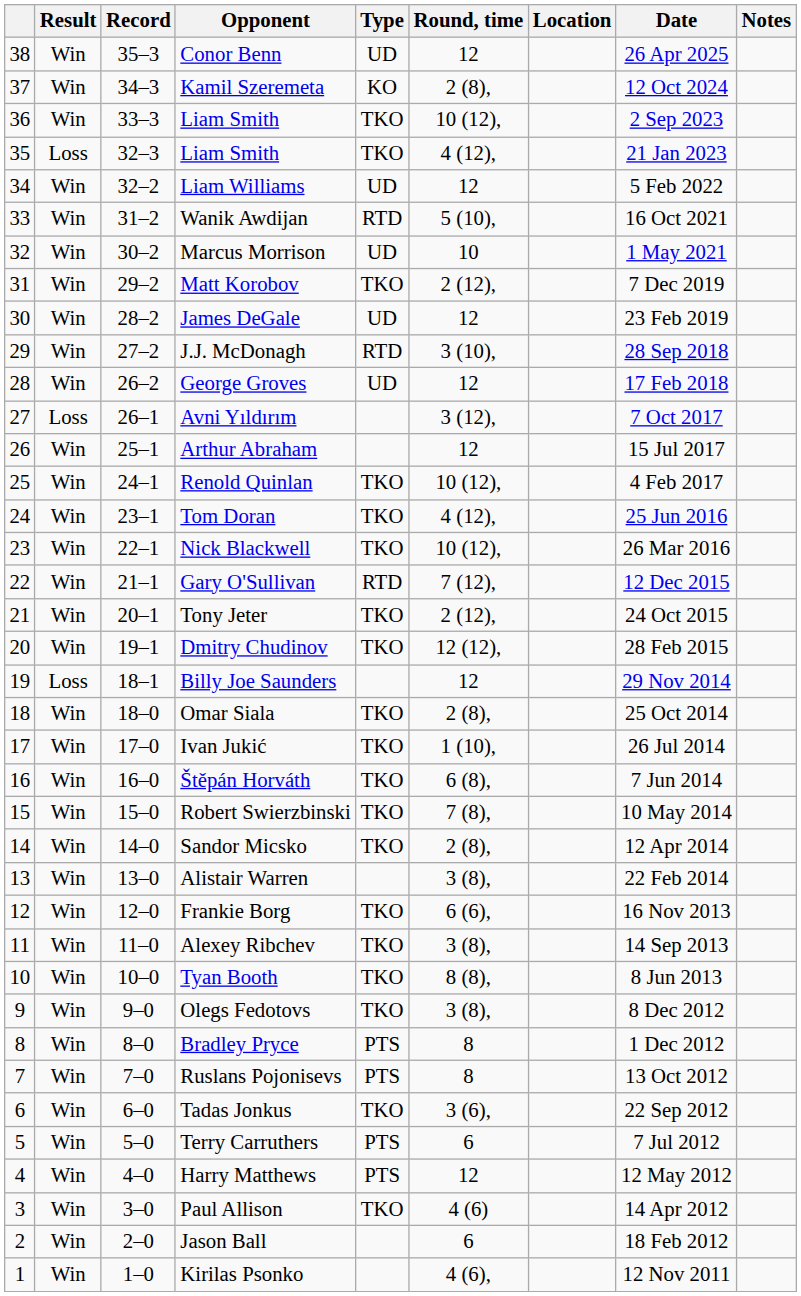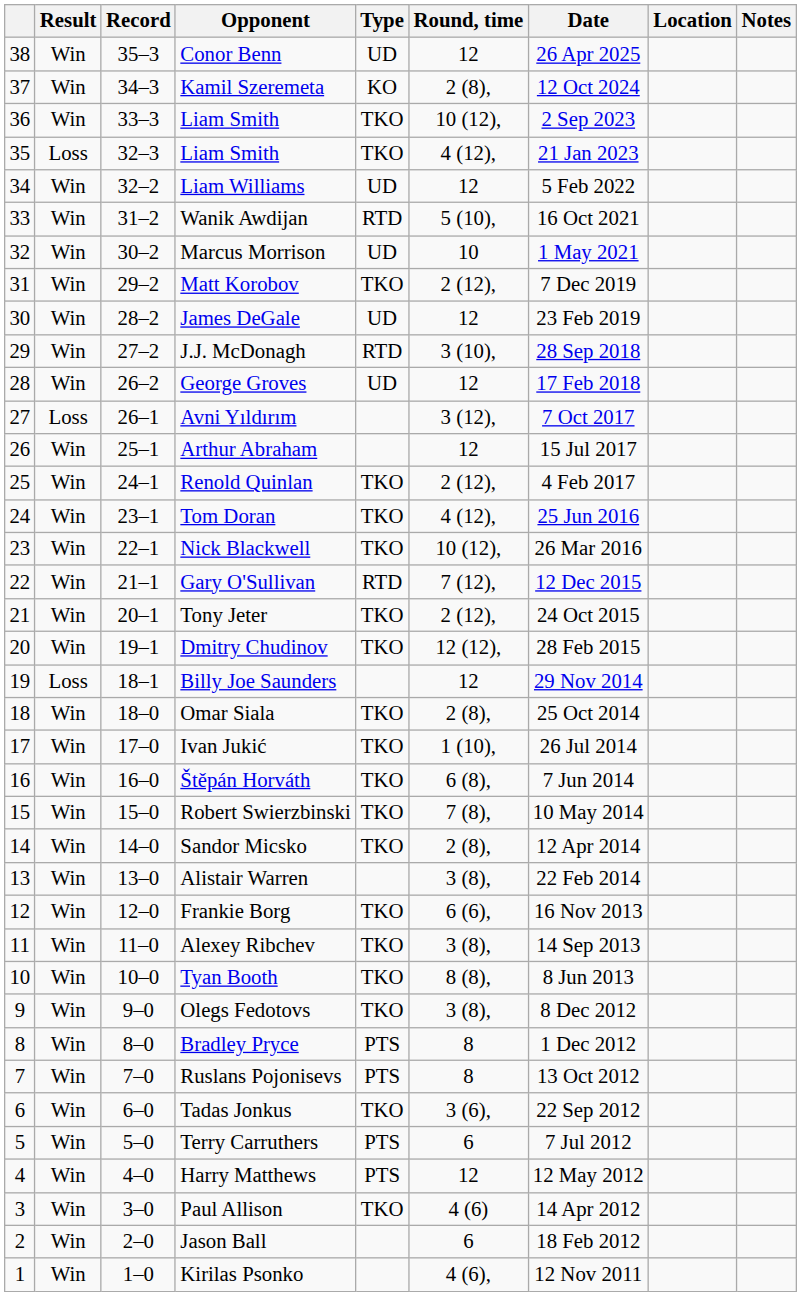columns swapped: (676, 20) <-> (572, 20)
(468, 482) 10 (12), -> (468, 482) 2 (12),
